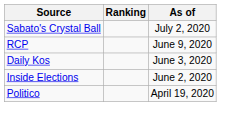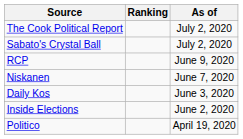+ row: (65, 28)
+ row: (28, 77)
